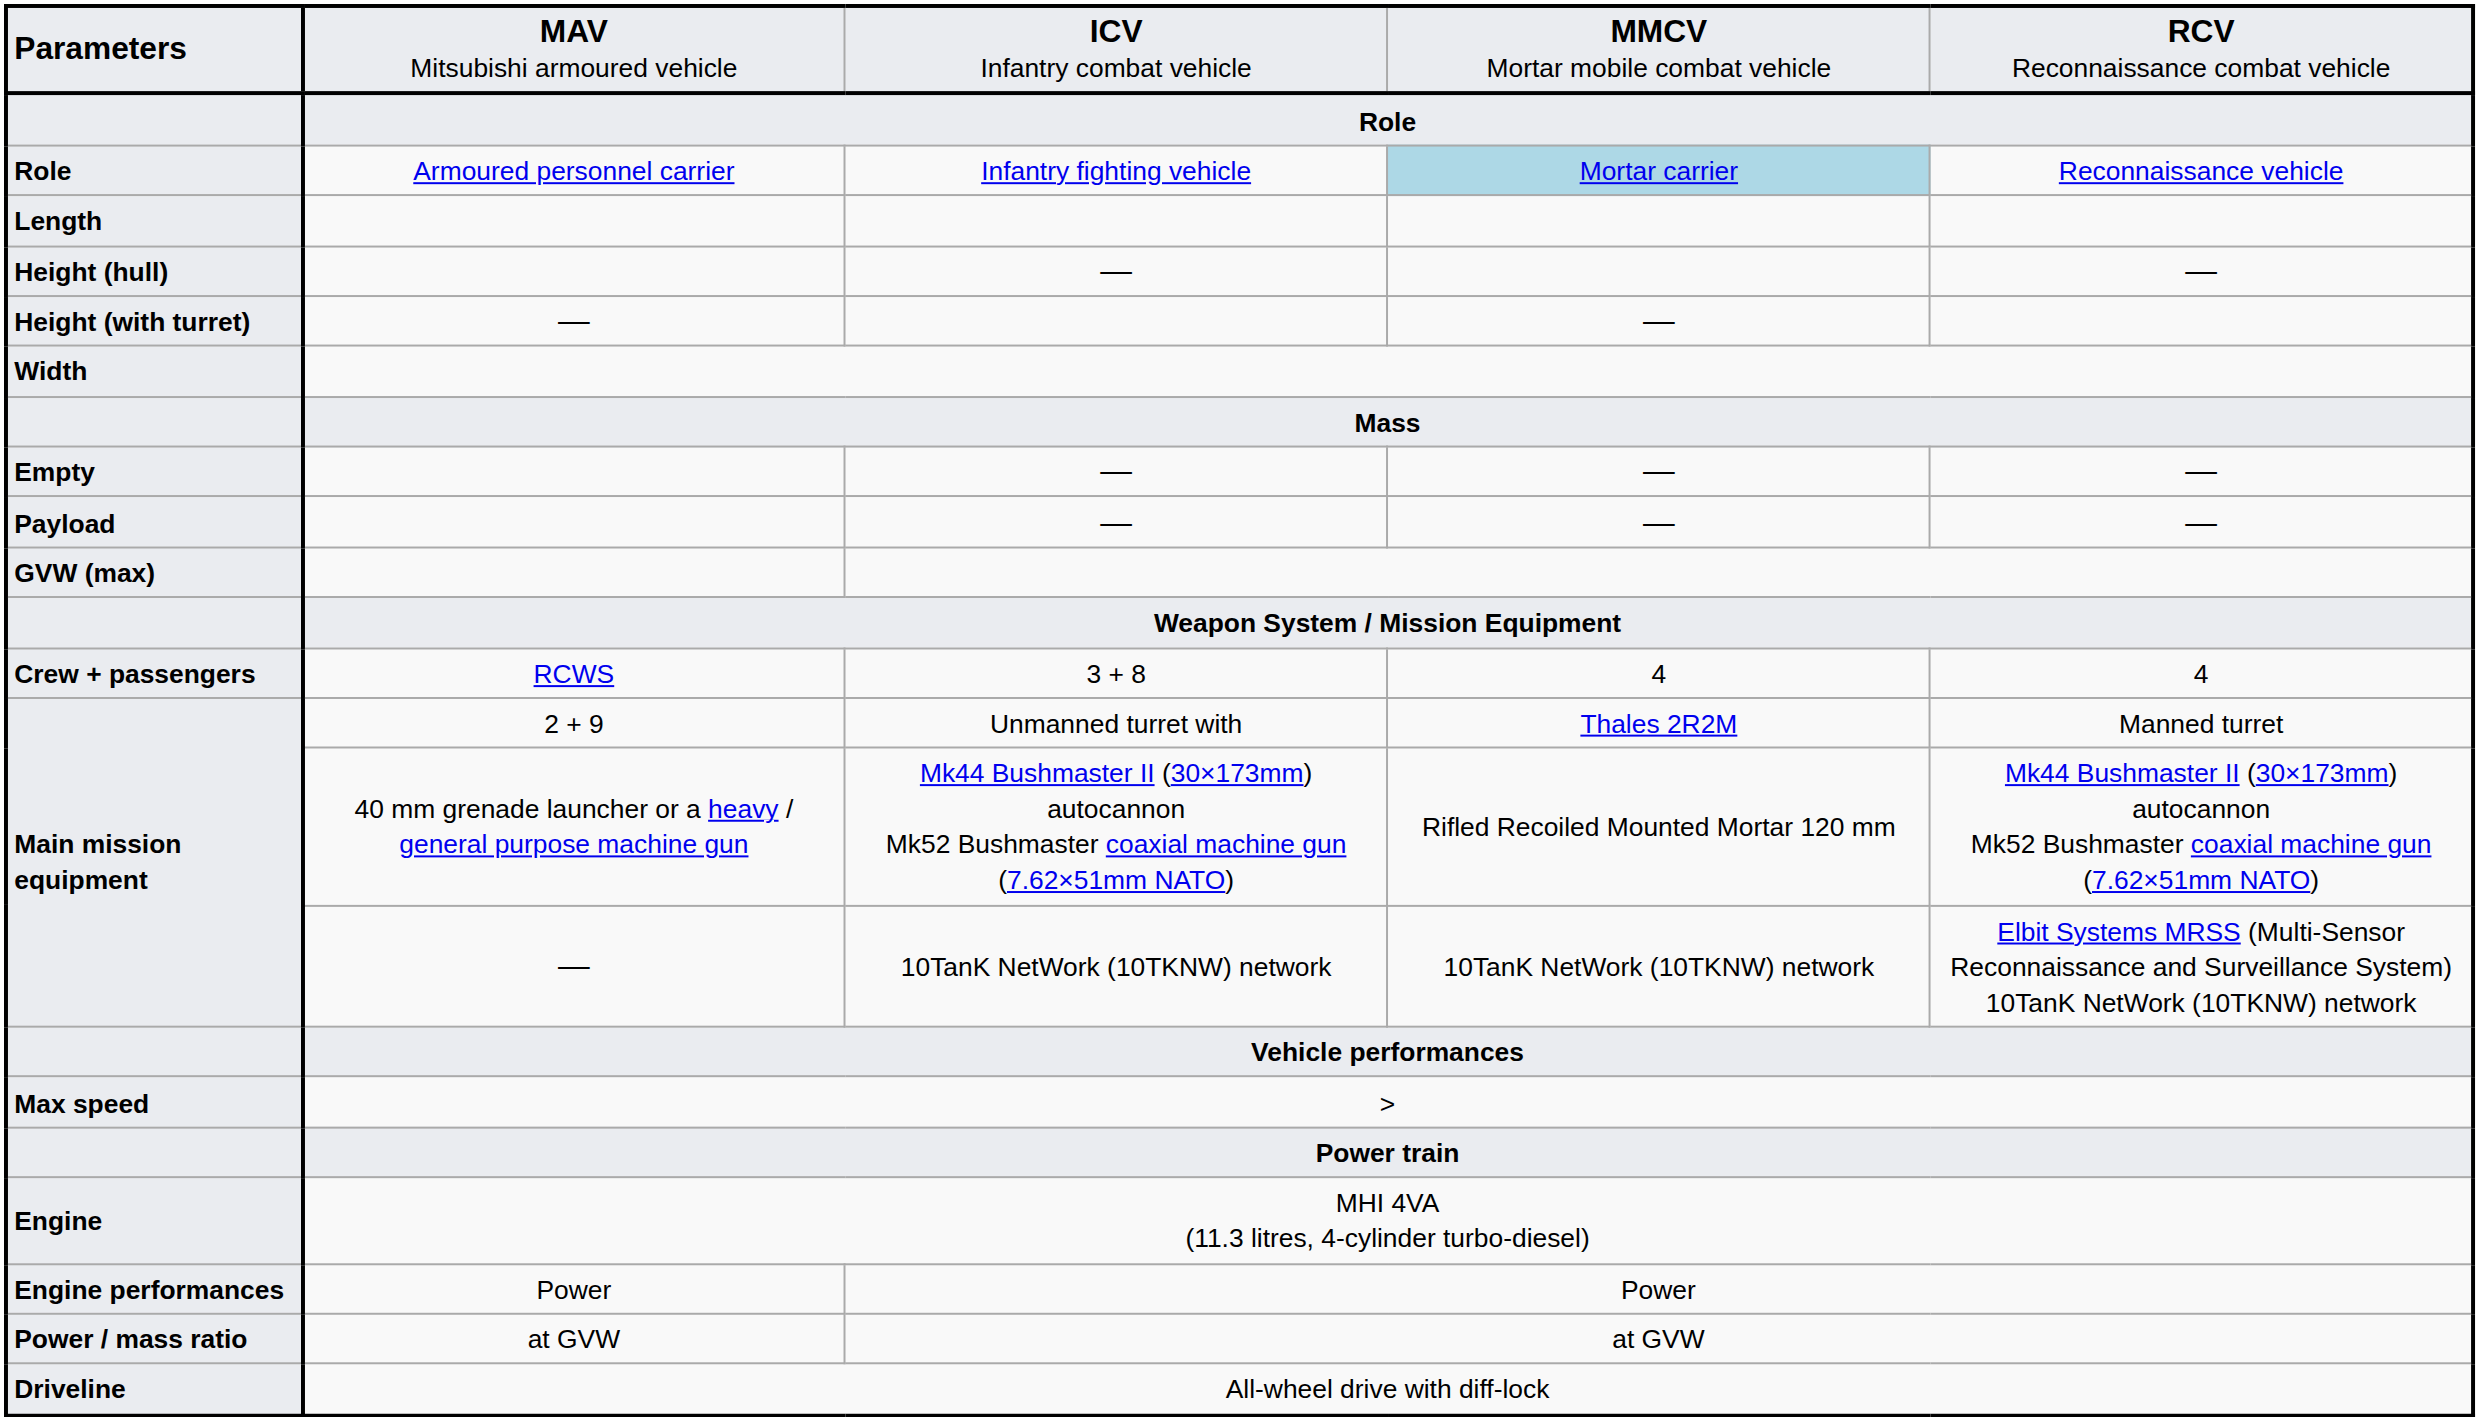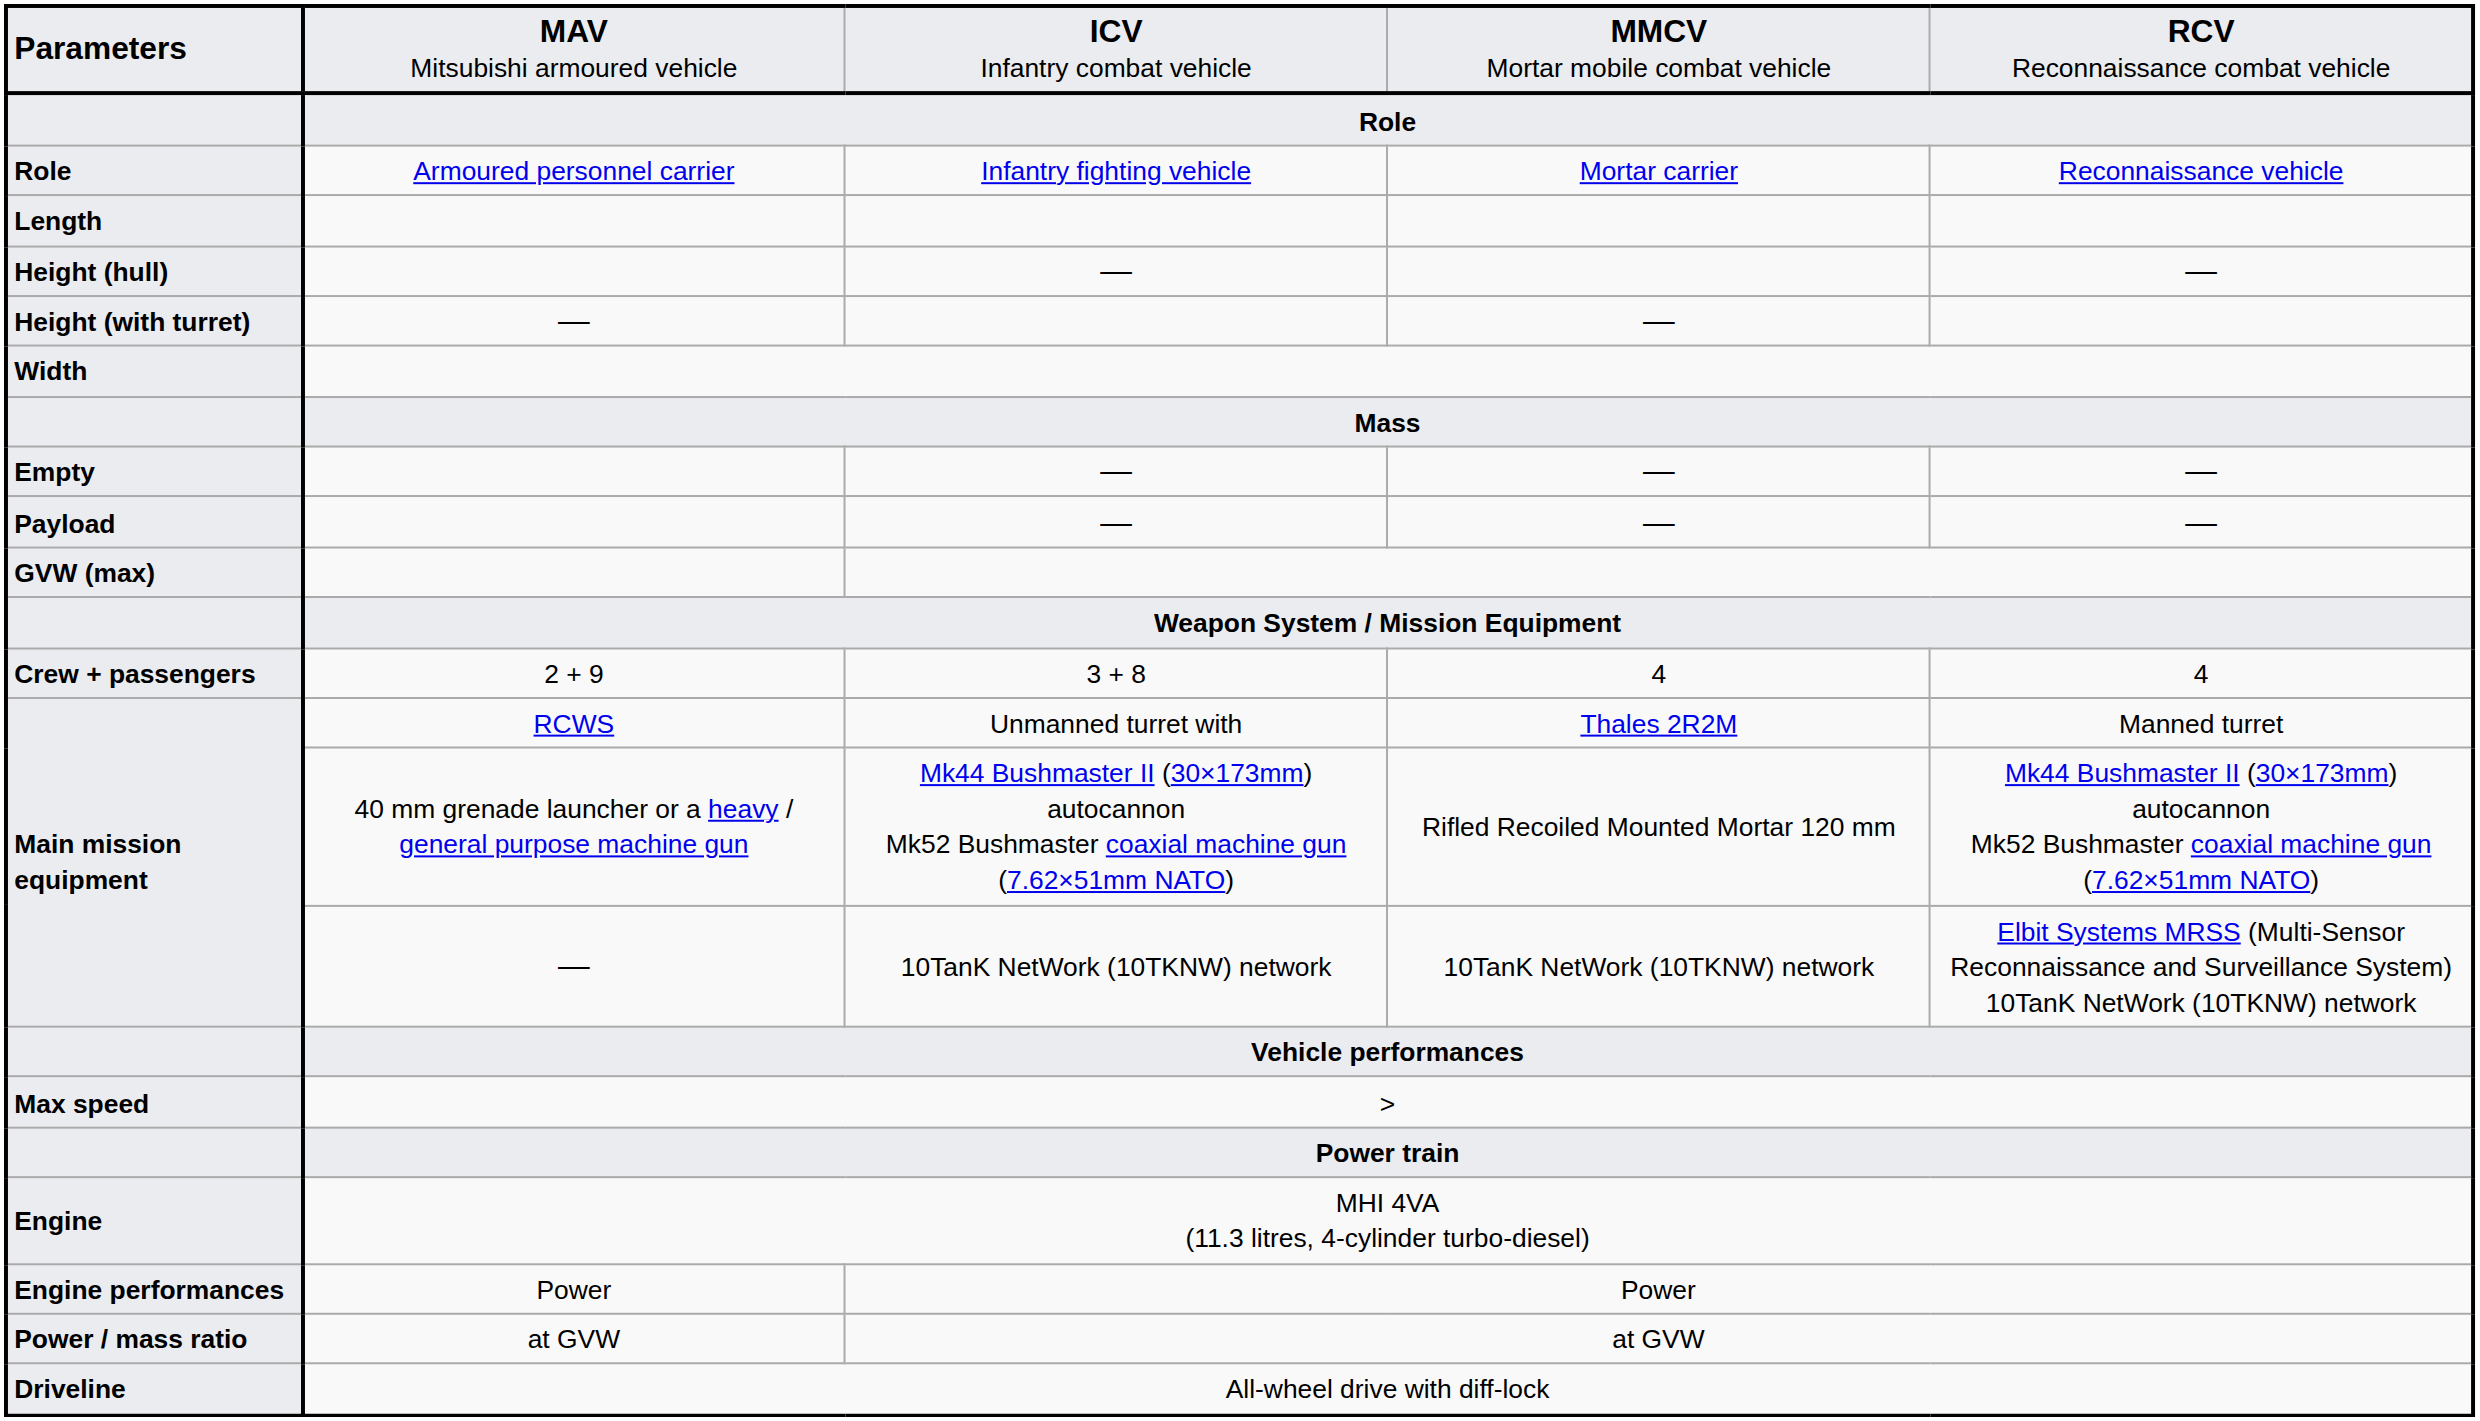(1659, 171) lightblue background -> (1659, 171) no background
(574, 672) RCWS -> (574, 674) 2 + 9
(574, 724) 2 + 9 -> (574, 722) RCWS
